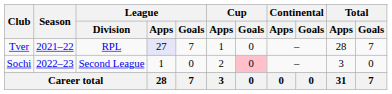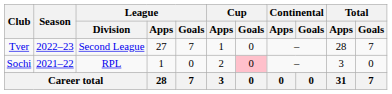(55, 47) 2021–22 -> (55, 47) 2022–23
(112, 47) RPL -> (112, 47) Second League
(161, 47) lavender background -> (161, 47) no background
(55, 64) 2022–23 -> (55, 64) 2021–22
(112, 64) Second League -> (112, 64) RPL
